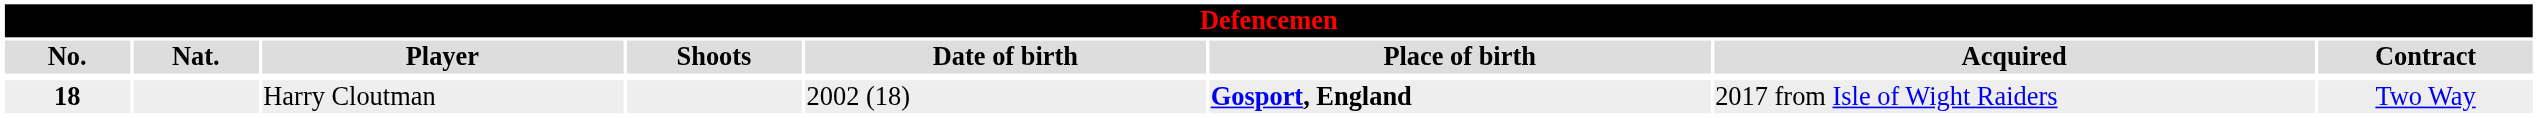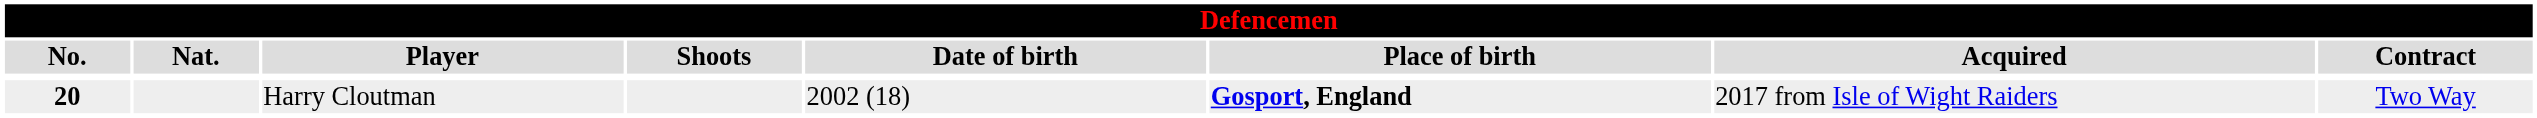(67, 96) 18 -> (67, 96) 20
